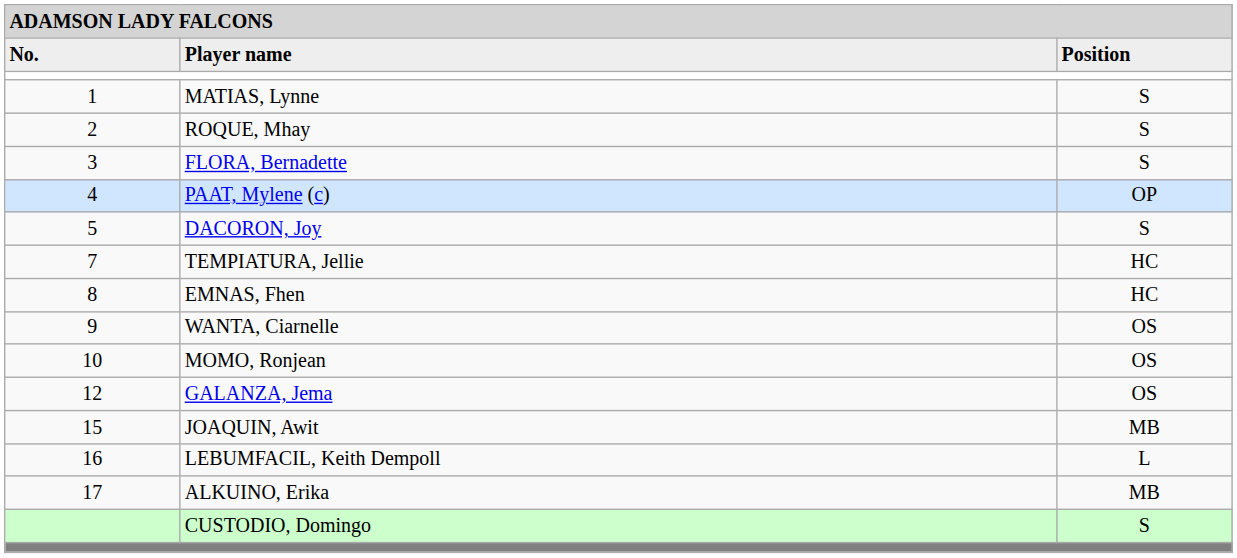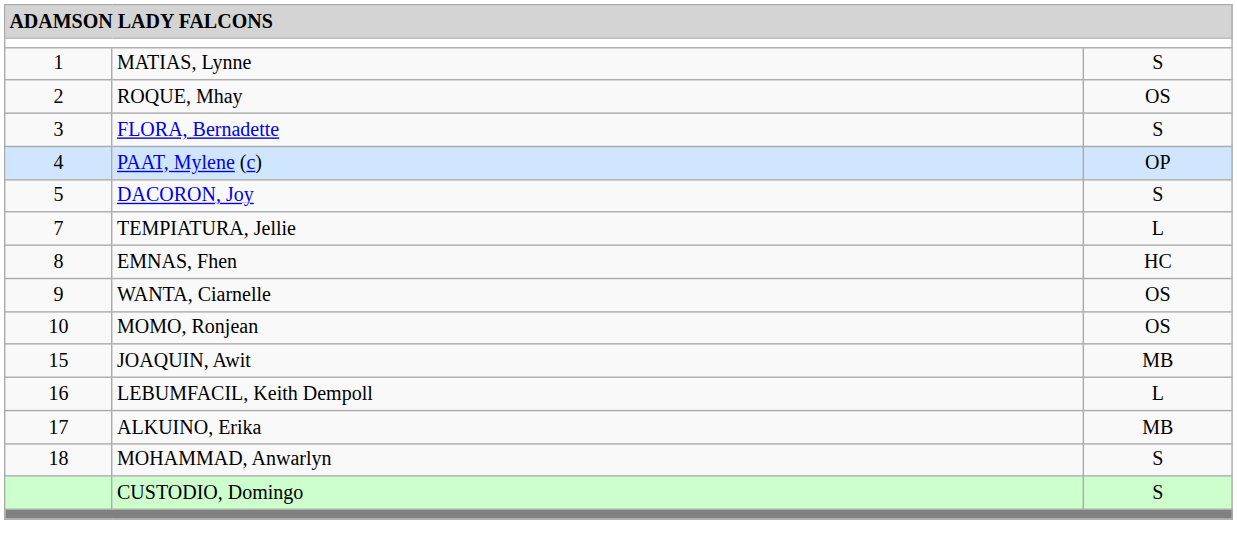- row: (24, 54)
(1144, 129) S -> (1158, 96) OS
(1144, 261) HC -> (1158, 228) L
- row: (92, 393)
+ row: (59, 459)
